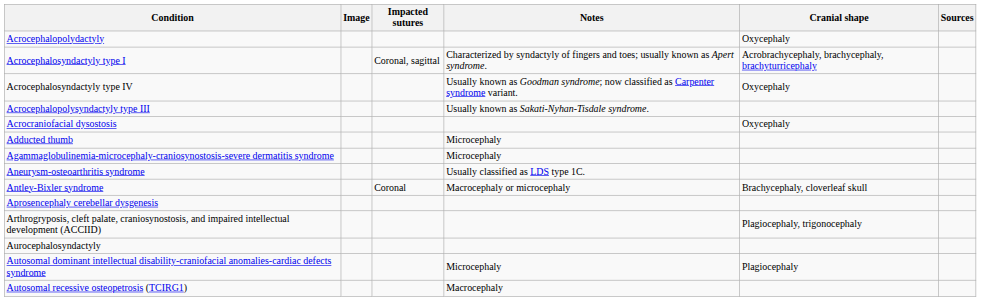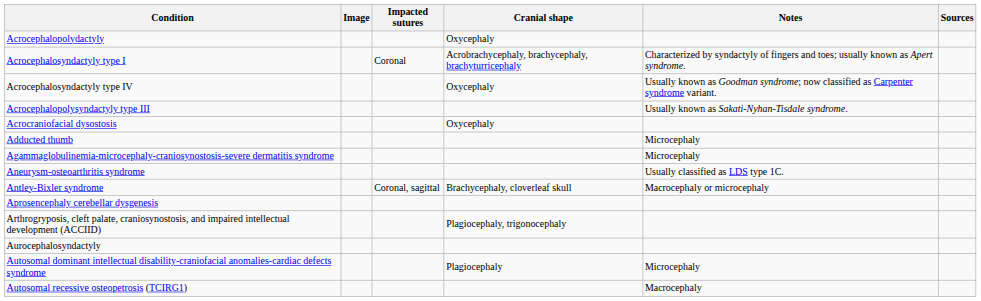columns swapped: (839, 17) <-> (592, 17)
(407, 60) Coronal, sagittal -> (390, 60) Coronal
(390, 187) Coronal -> (407, 187) Coronal, sagittal
